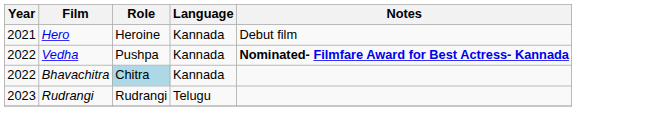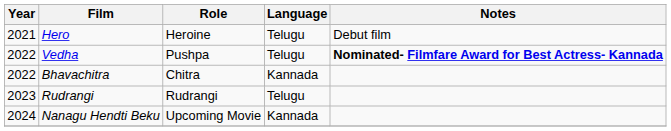(199, 34) Kannada -> (286, 34) Telugu
(199, 55) Kannada -> (286, 55) Telugu
(132, 75) lightblue background -> (183, 75) no background
+ row: (101, 116)
